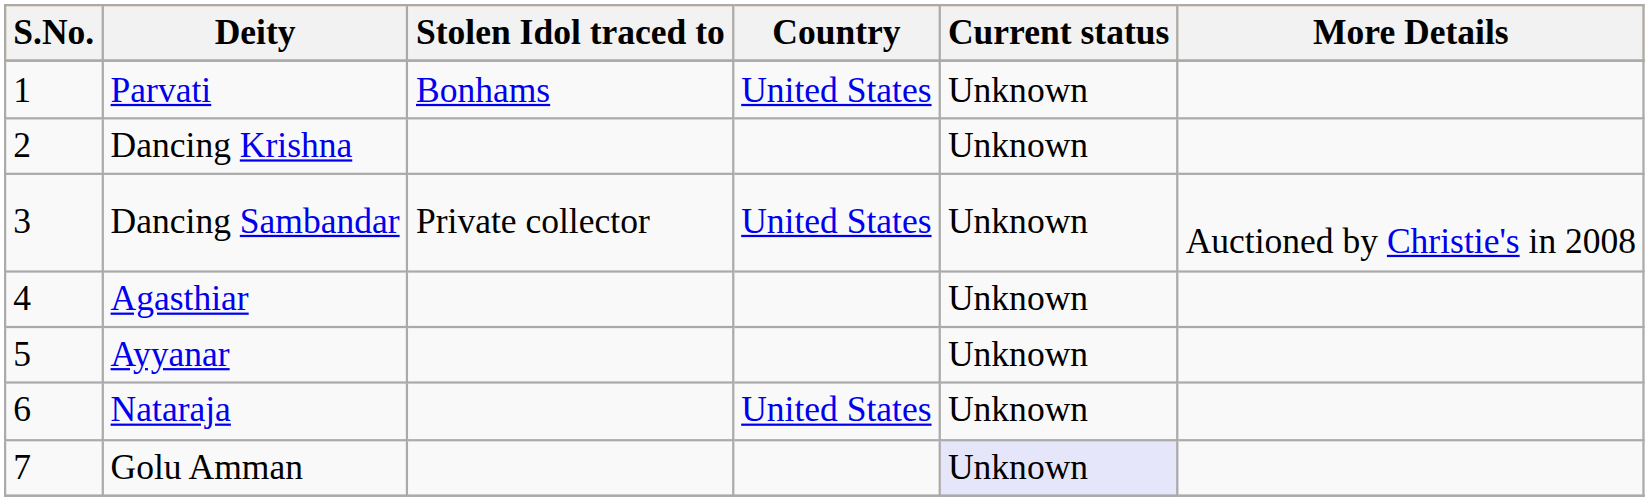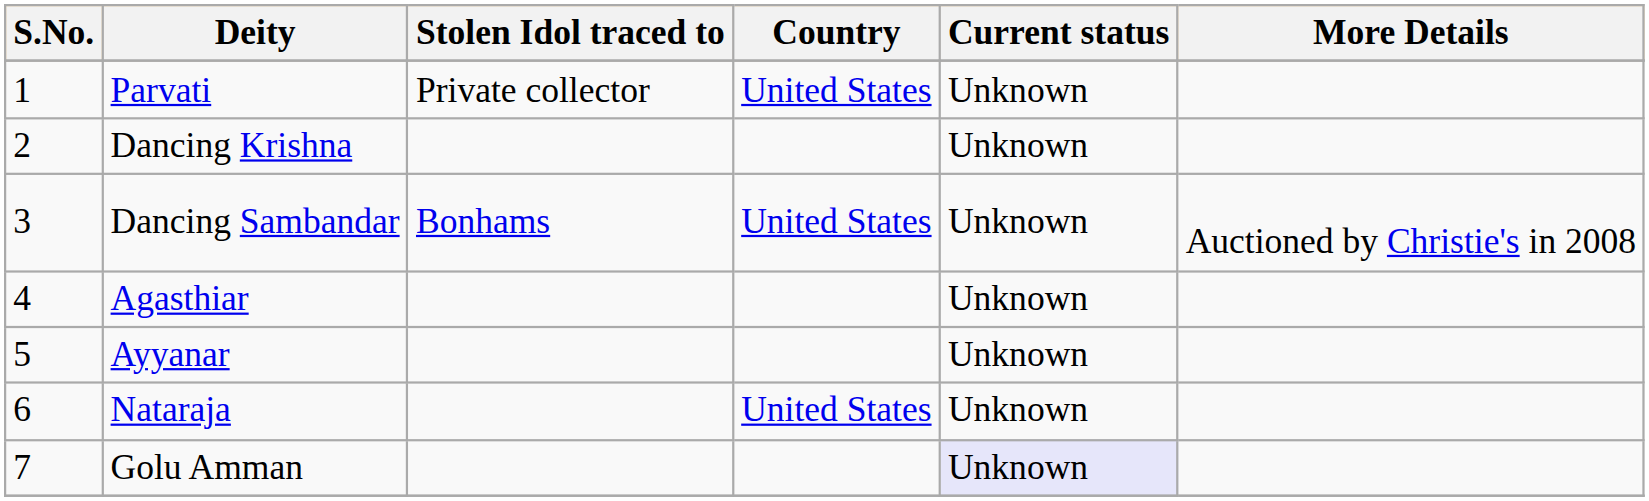(483, 88) Bonhams -> (533, 88) Private collector
(533, 221) Private collector -> (483, 221) Bonhams
